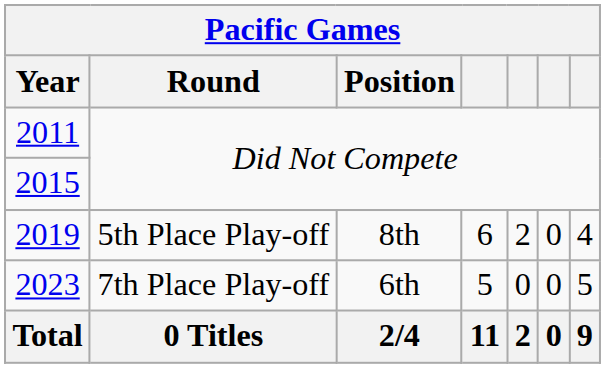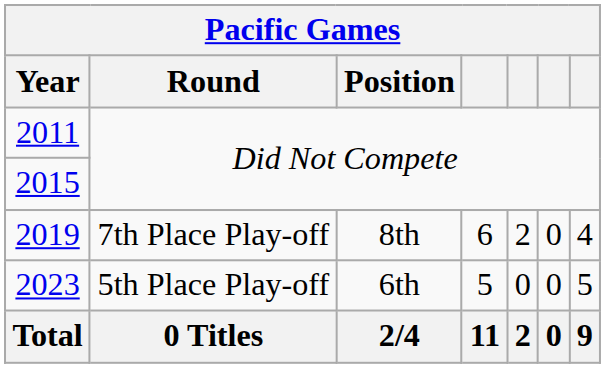(213, 234) 5th Place Play-off -> (213, 234) 7th Place Play-off
(213, 285) 7th Place Play-off -> (213, 285) 5th Place Play-off
